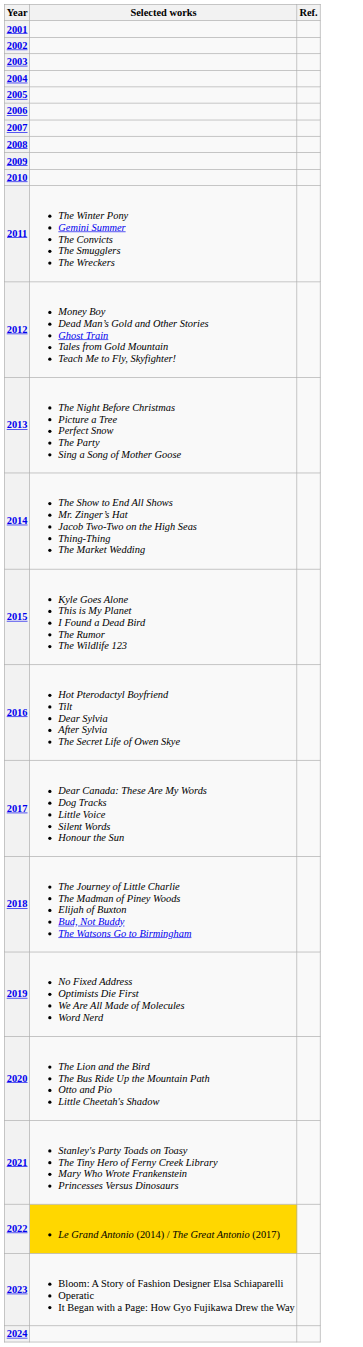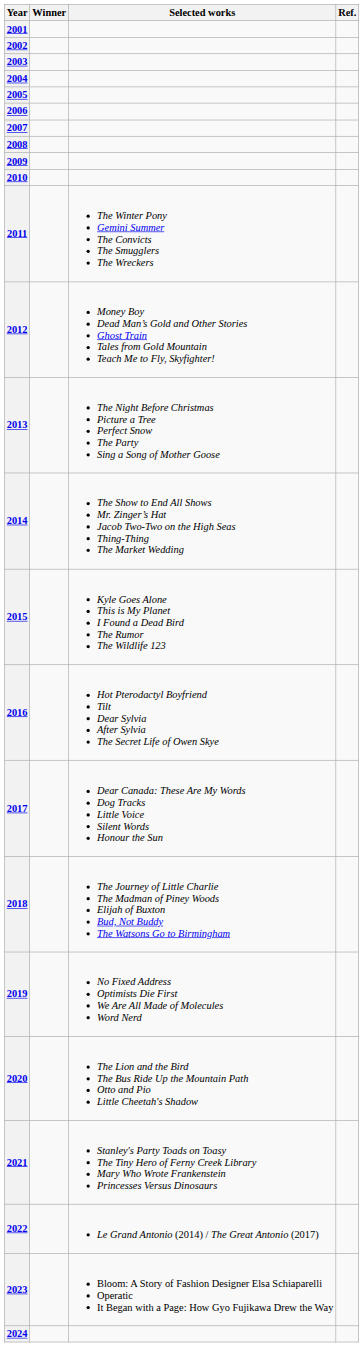+ column: (49, 12)
(164, 1235) gold background -> (202, 1235) no background
